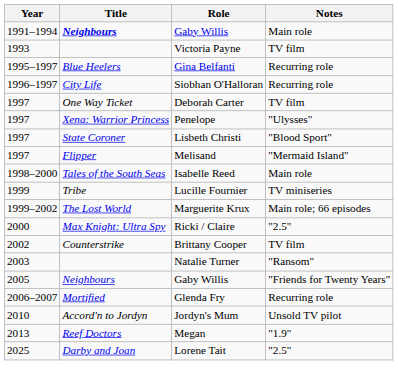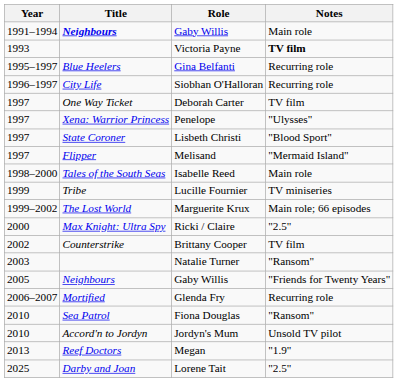(286, 48) normal -> (287, 48) bold
+ row: (18, 315)
